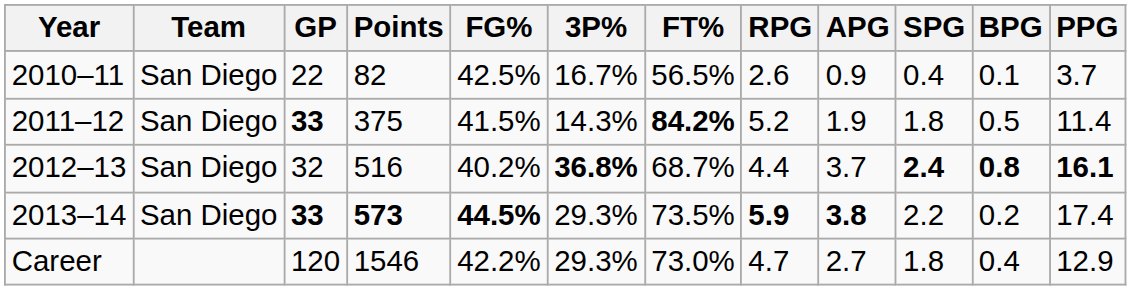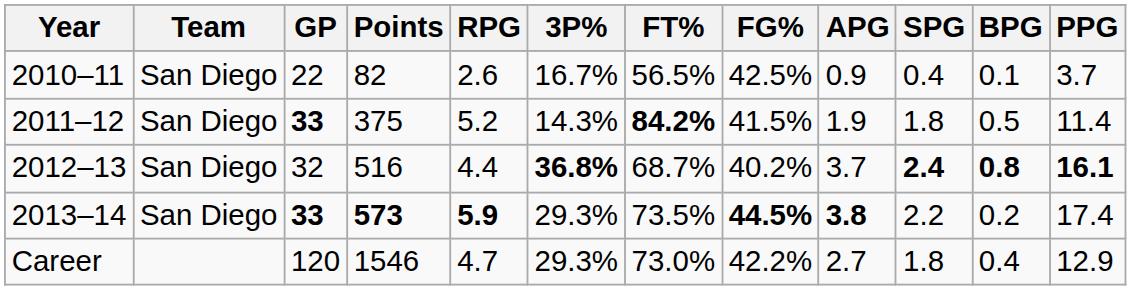columns swapped: (499, 27) <-> (780, 27)
